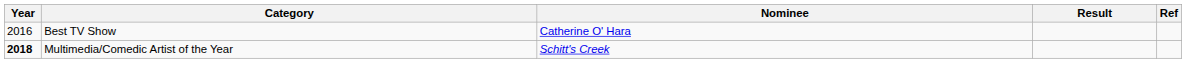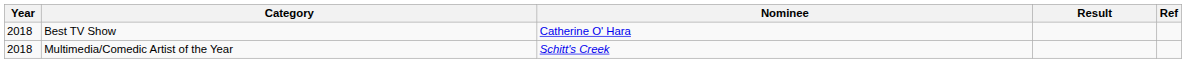(20, 31) 2016 -> (20, 31) 2018
(20, 49) bold -> (20, 49) normal
